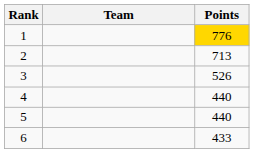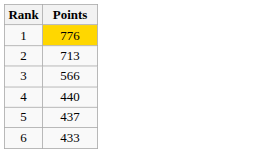- column: (119, 14)
(222, 76) 526 -> (70, 76) 566
(222, 117) 440 -> (70, 117) 437
